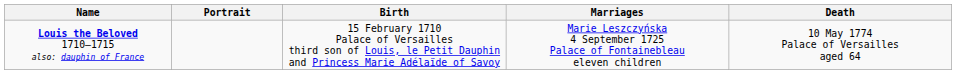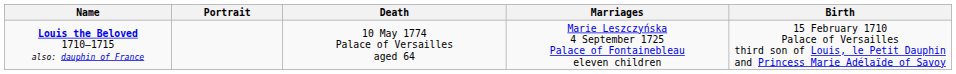columns swapped: (394, 12) <-> (840, 12)
